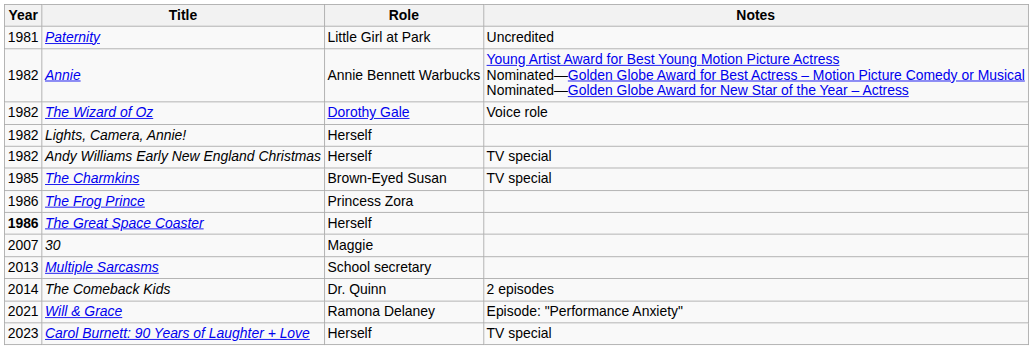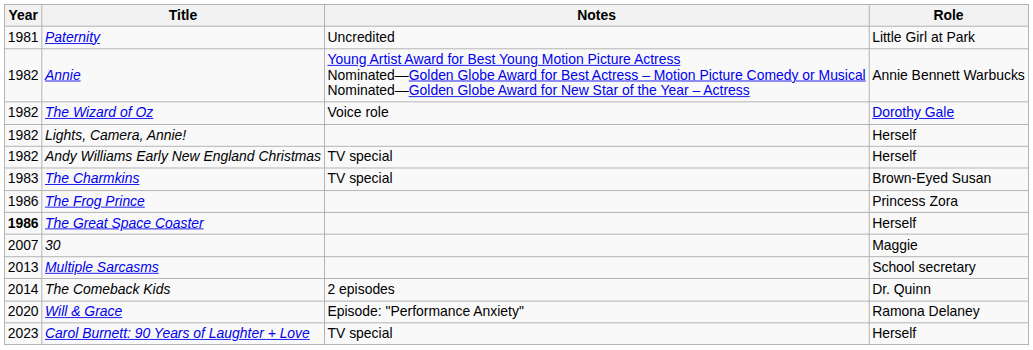columns swapped: (404, 15) <-> (756, 15)
(23, 179) 1985 -> (23, 179) 1983
(23, 311) 2021 -> (23, 311) 2020
